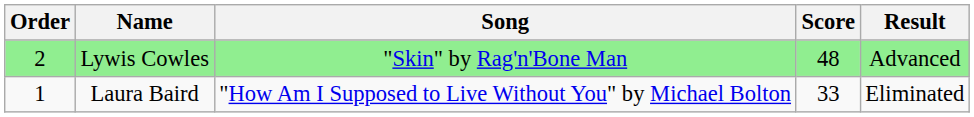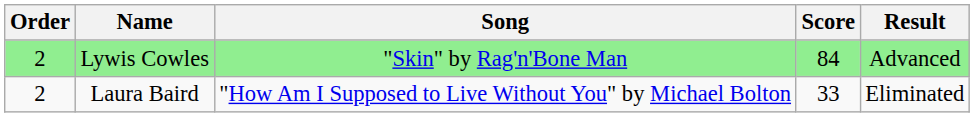(828, 58) 48 -> (828, 58) 84
(40, 93) 1 -> (40, 93) 2
